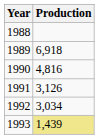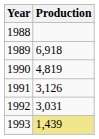(49, 69) 4,816 -> (49, 69) 4,819
(49, 106) 3,034 -> (49, 106) 3,031
